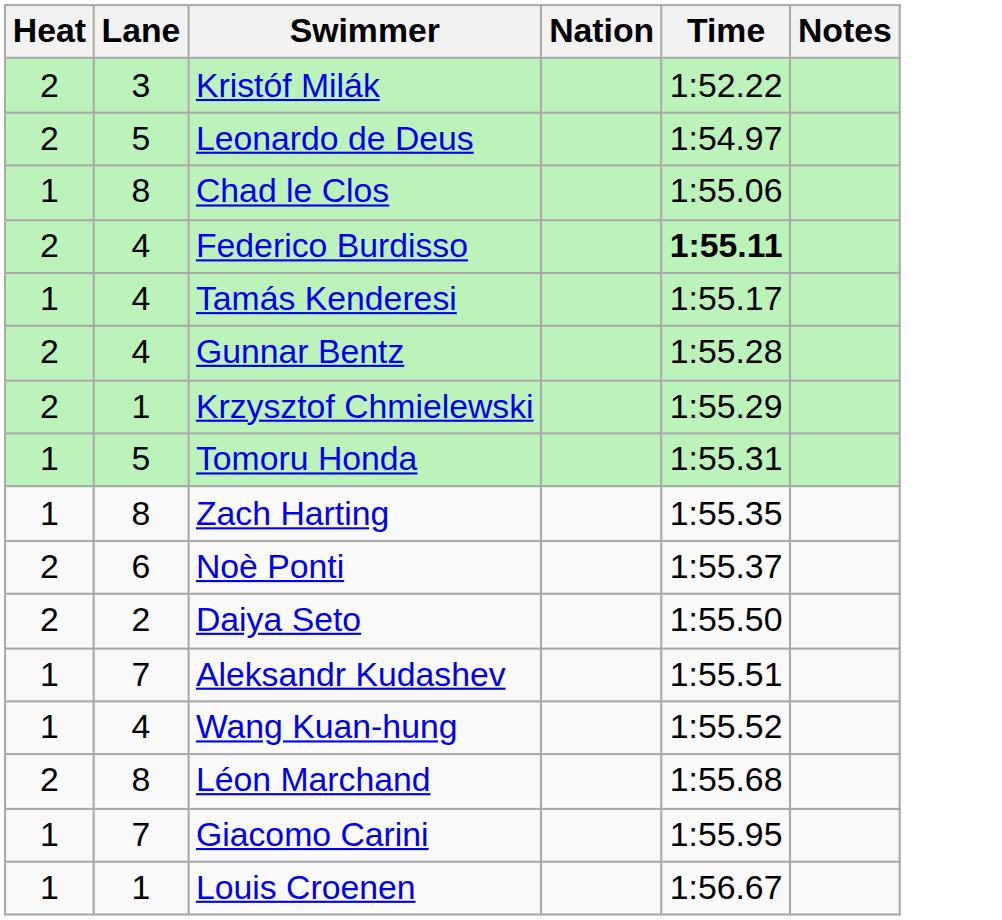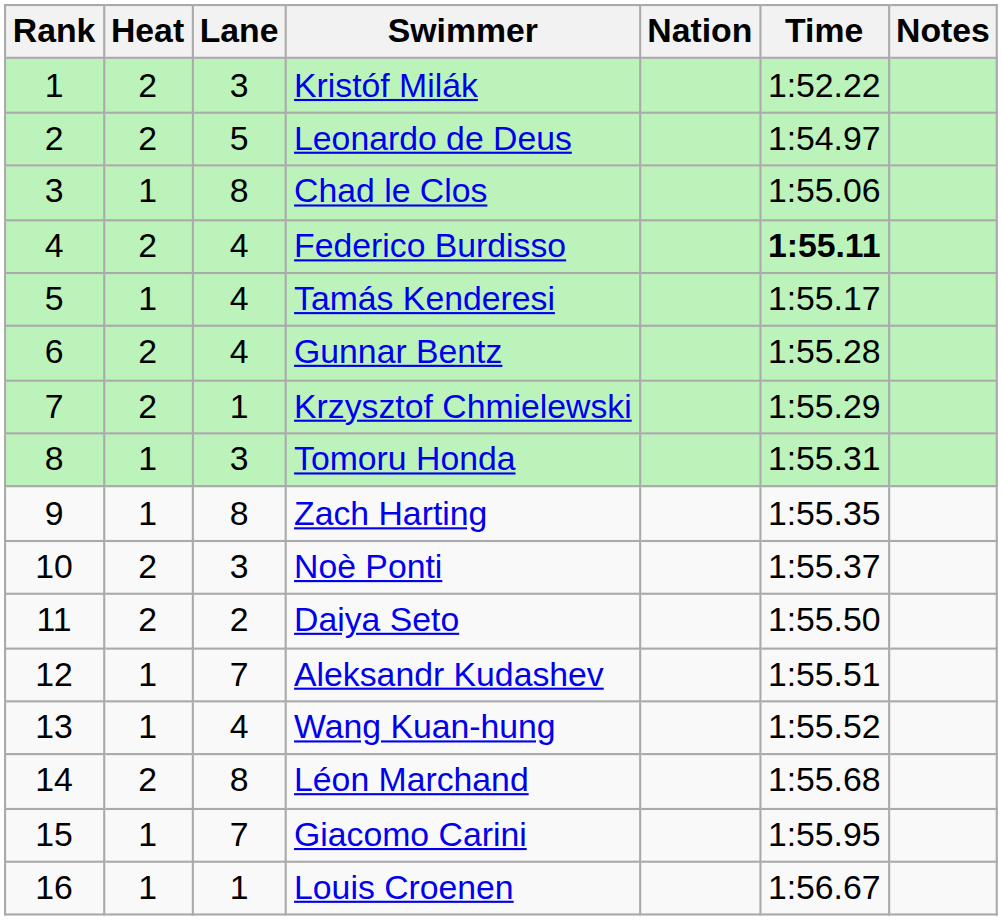+ column: (54, 31)
(141, 459) 5 -> (239, 459) 3
(141, 566) 6 -> (239, 566) 3
